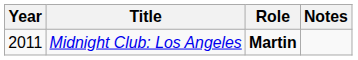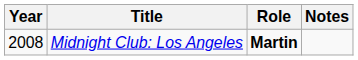(25, 42) 2011 -> (26, 42) 2008
